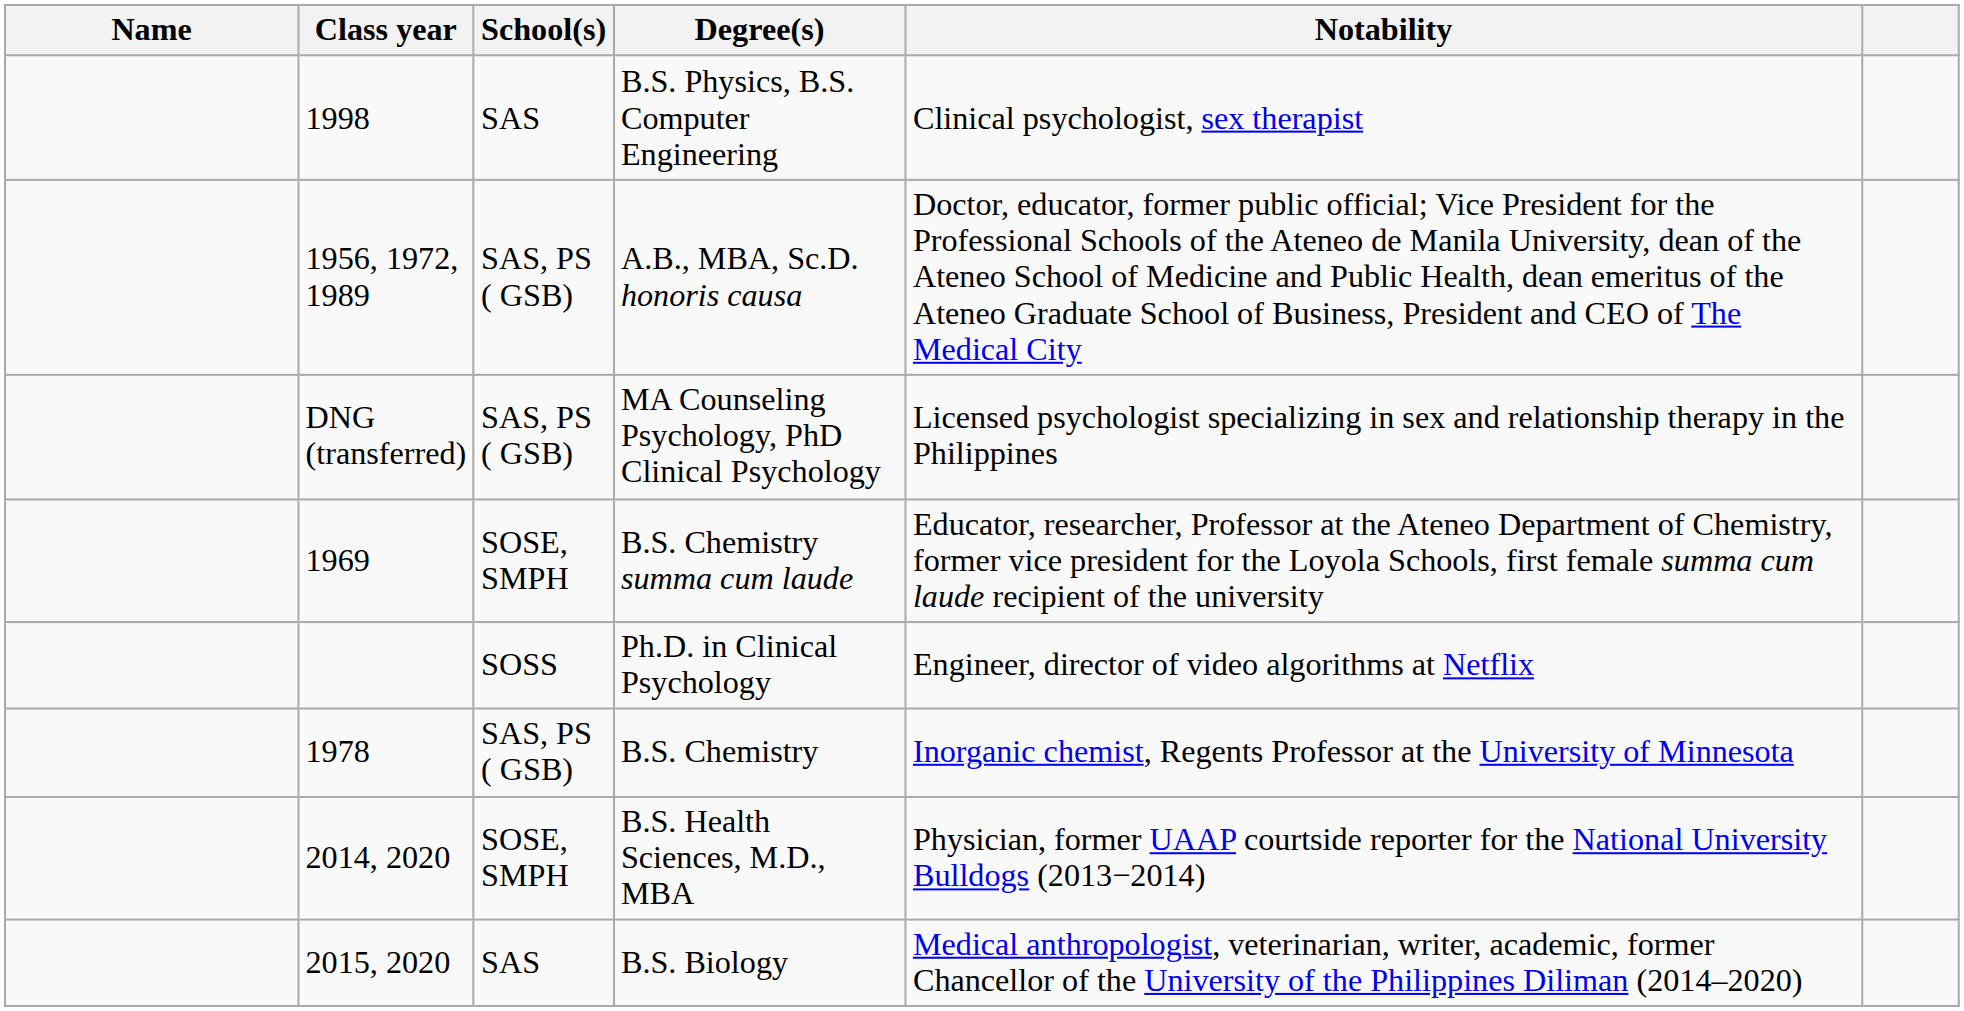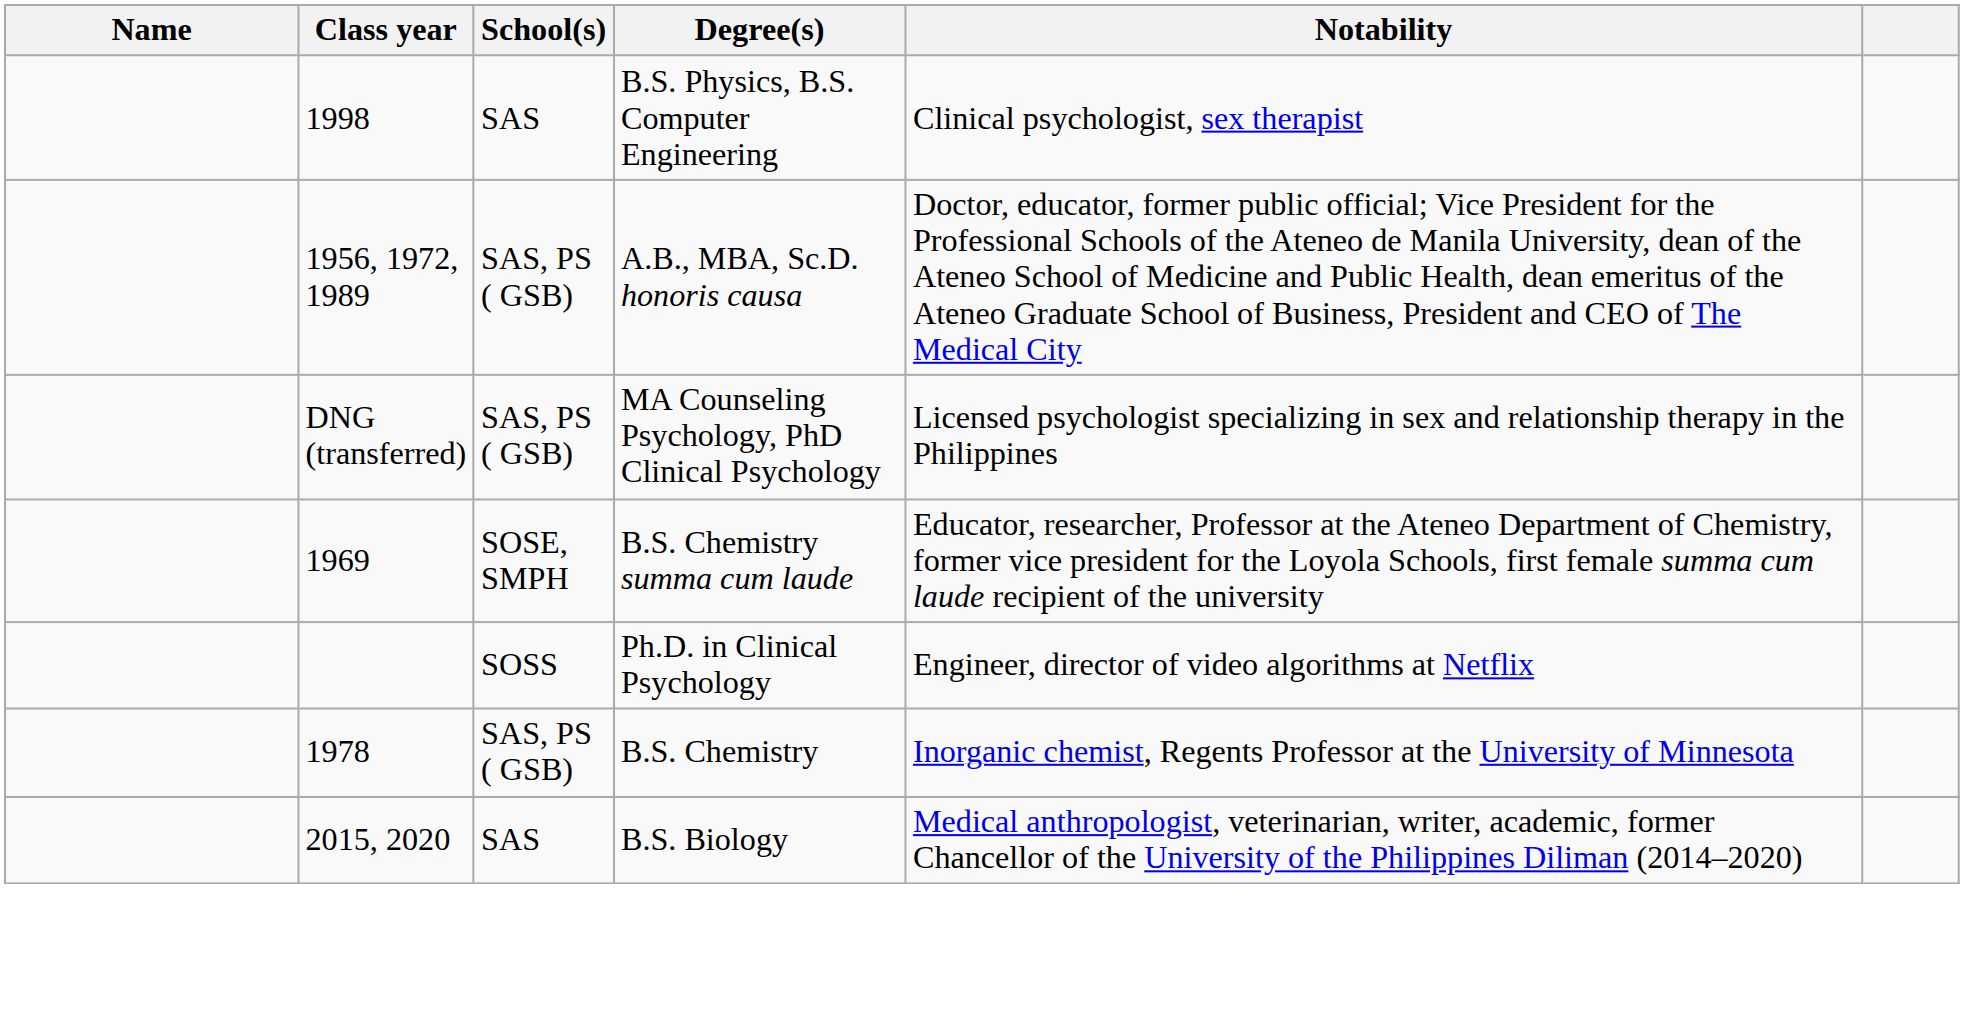- row: (723, 857)
